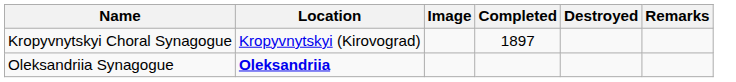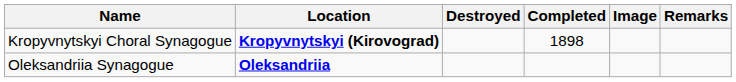columns swapped: (449, 16) <-> (601, 16)
(330, 40) normal -> (339, 40) bold
(518, 40) 1897 -> (567, 40) 1898
